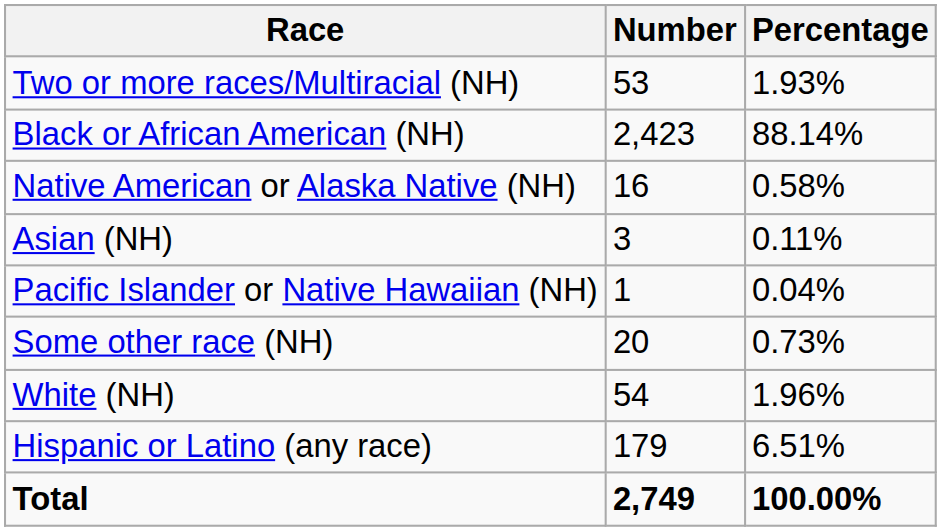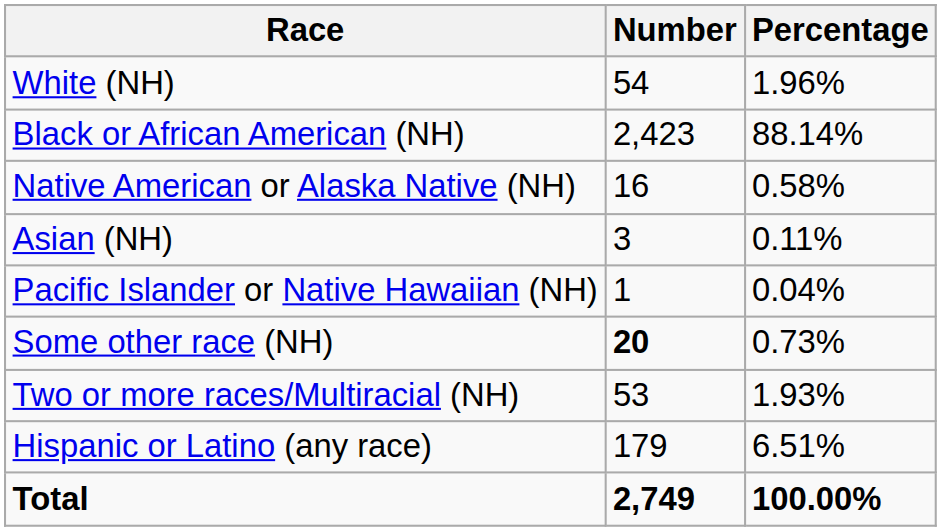rows swapped: (94, 394) <-> (266, 82)
(631, 342) normal -> (631, 342) bold
